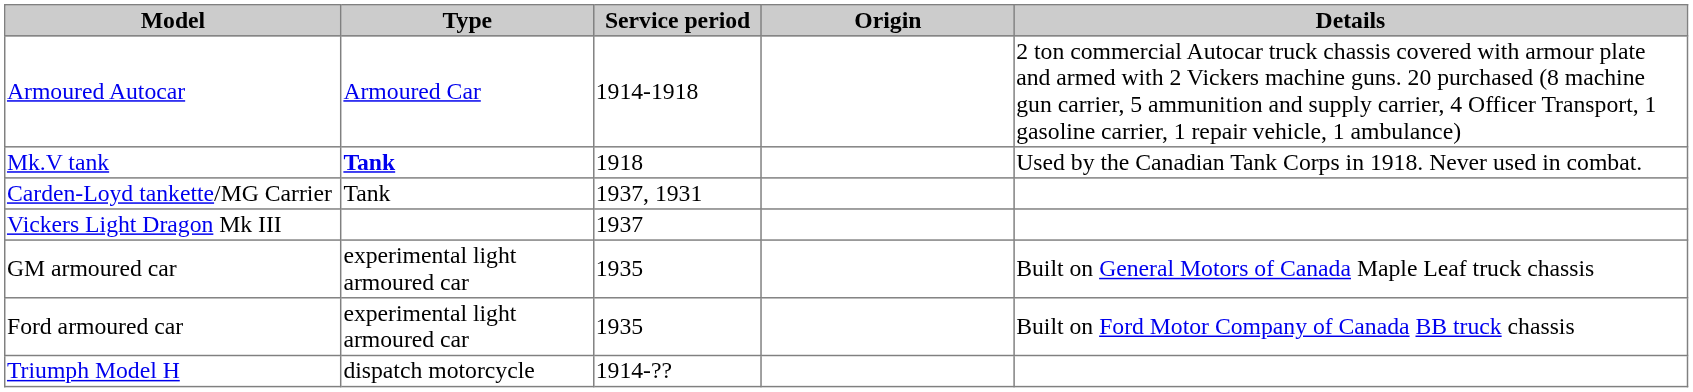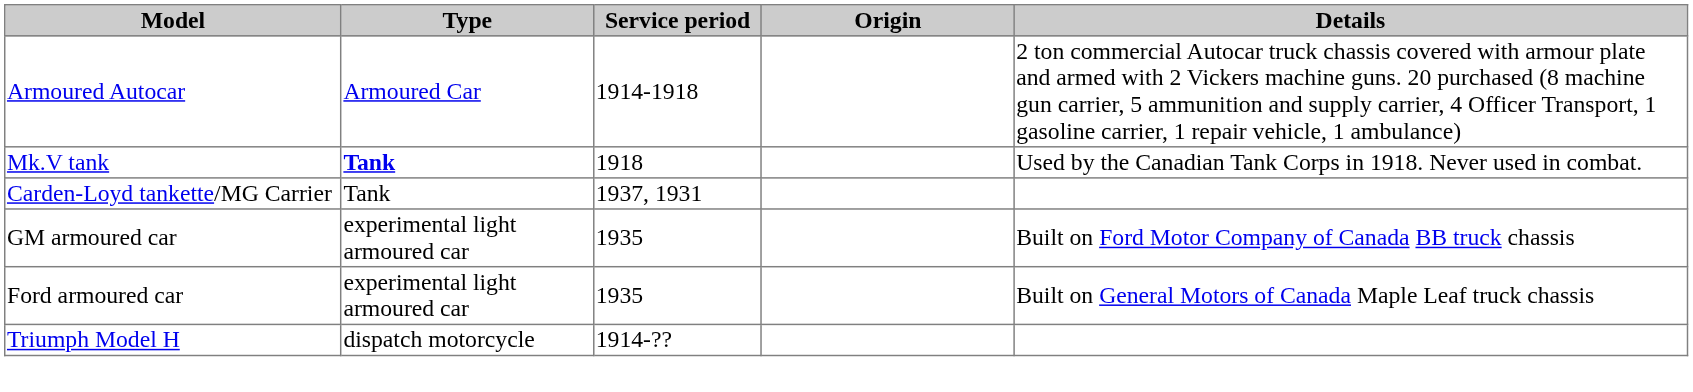- row: (144, 224)
(1305, 268) Built on General Motors of Canada Maple Leaf truck chassis -> (1295, 237) Built on Ford Motor Company of Canada BB truck chassis
(1295, 326) Built on Ford Motor Company of Canada BB truck chassis -> (1305, 295) Built on General Motors of Canada Maple Leaf truck chassis
